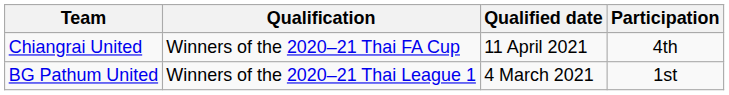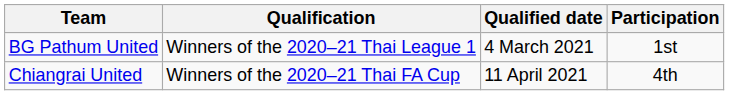rows swapped: (83, 75) <-> (75, 47)
